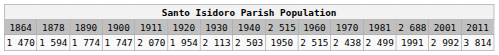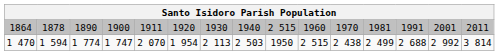(412, 27) 2 688 -> (412, 27) 1991
(412, 42) 1991 -> (412, 42) 2 688
